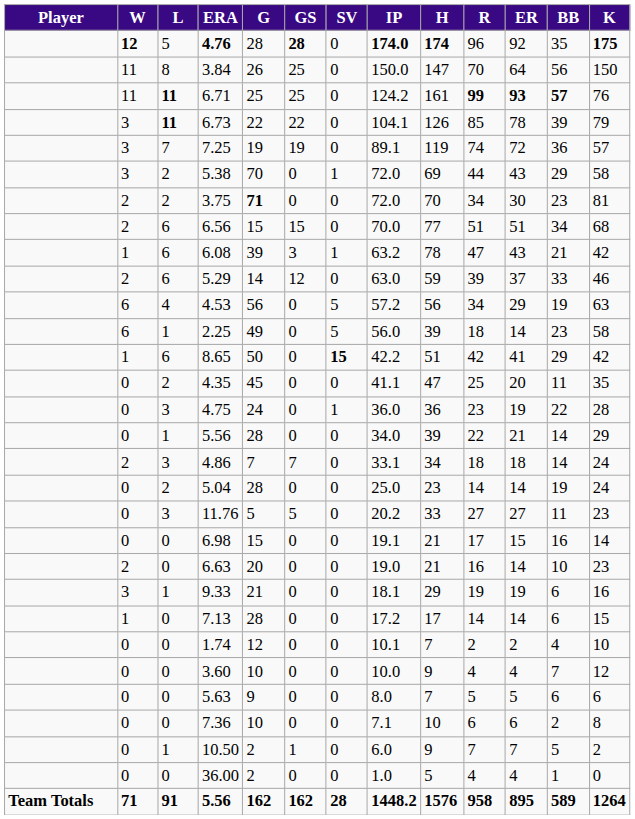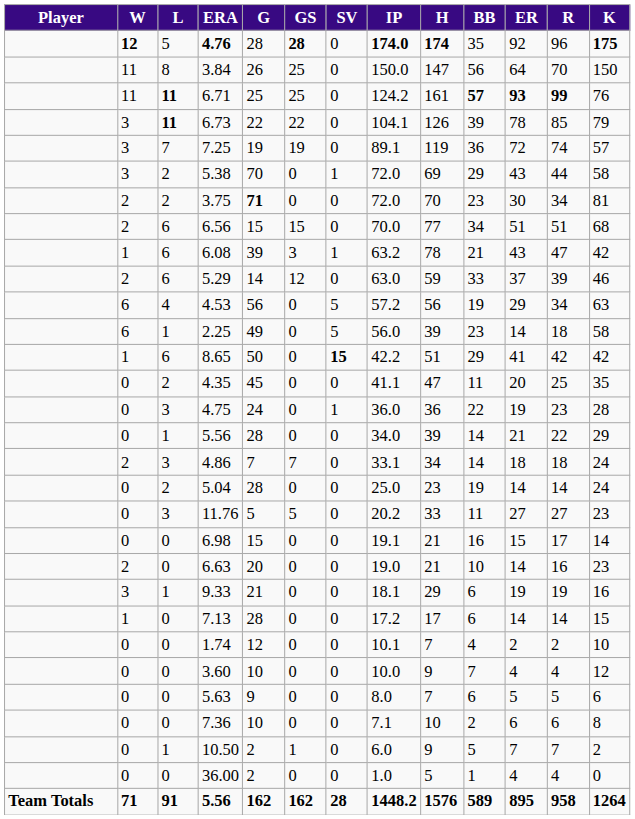columns swapped: (485, 17) <-> (568, 17)
